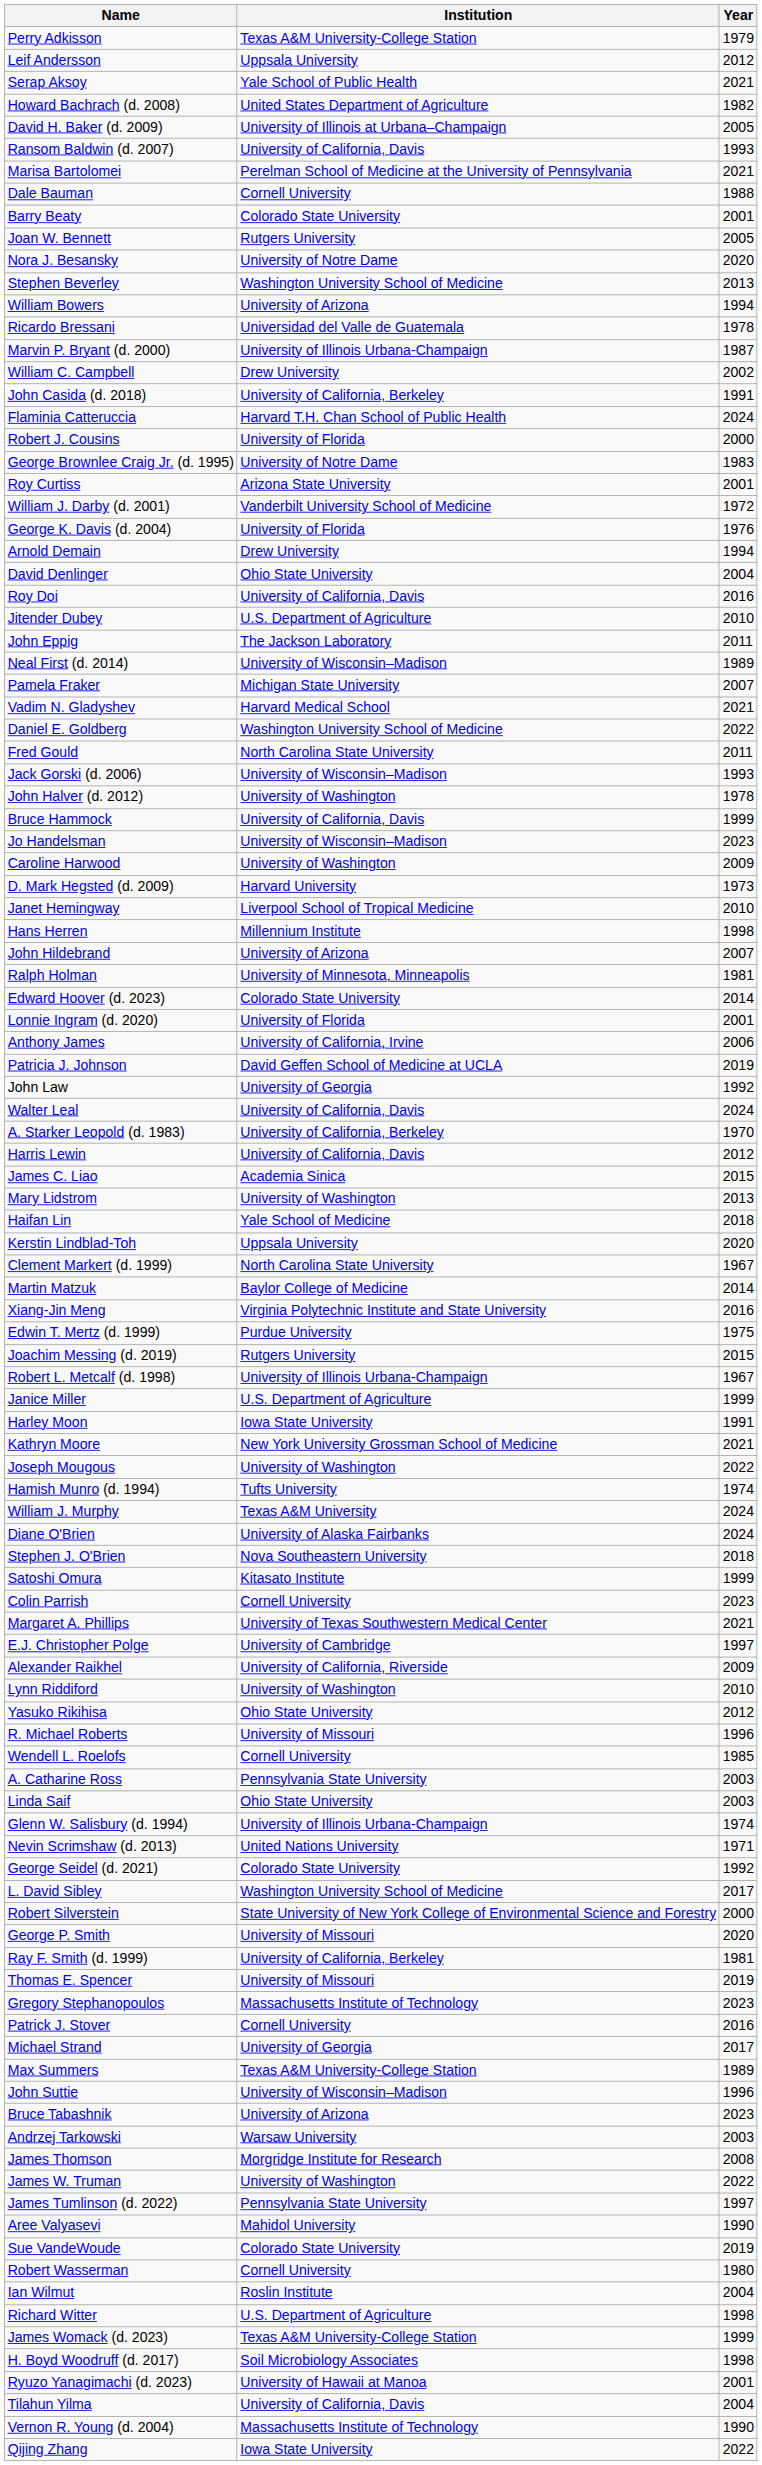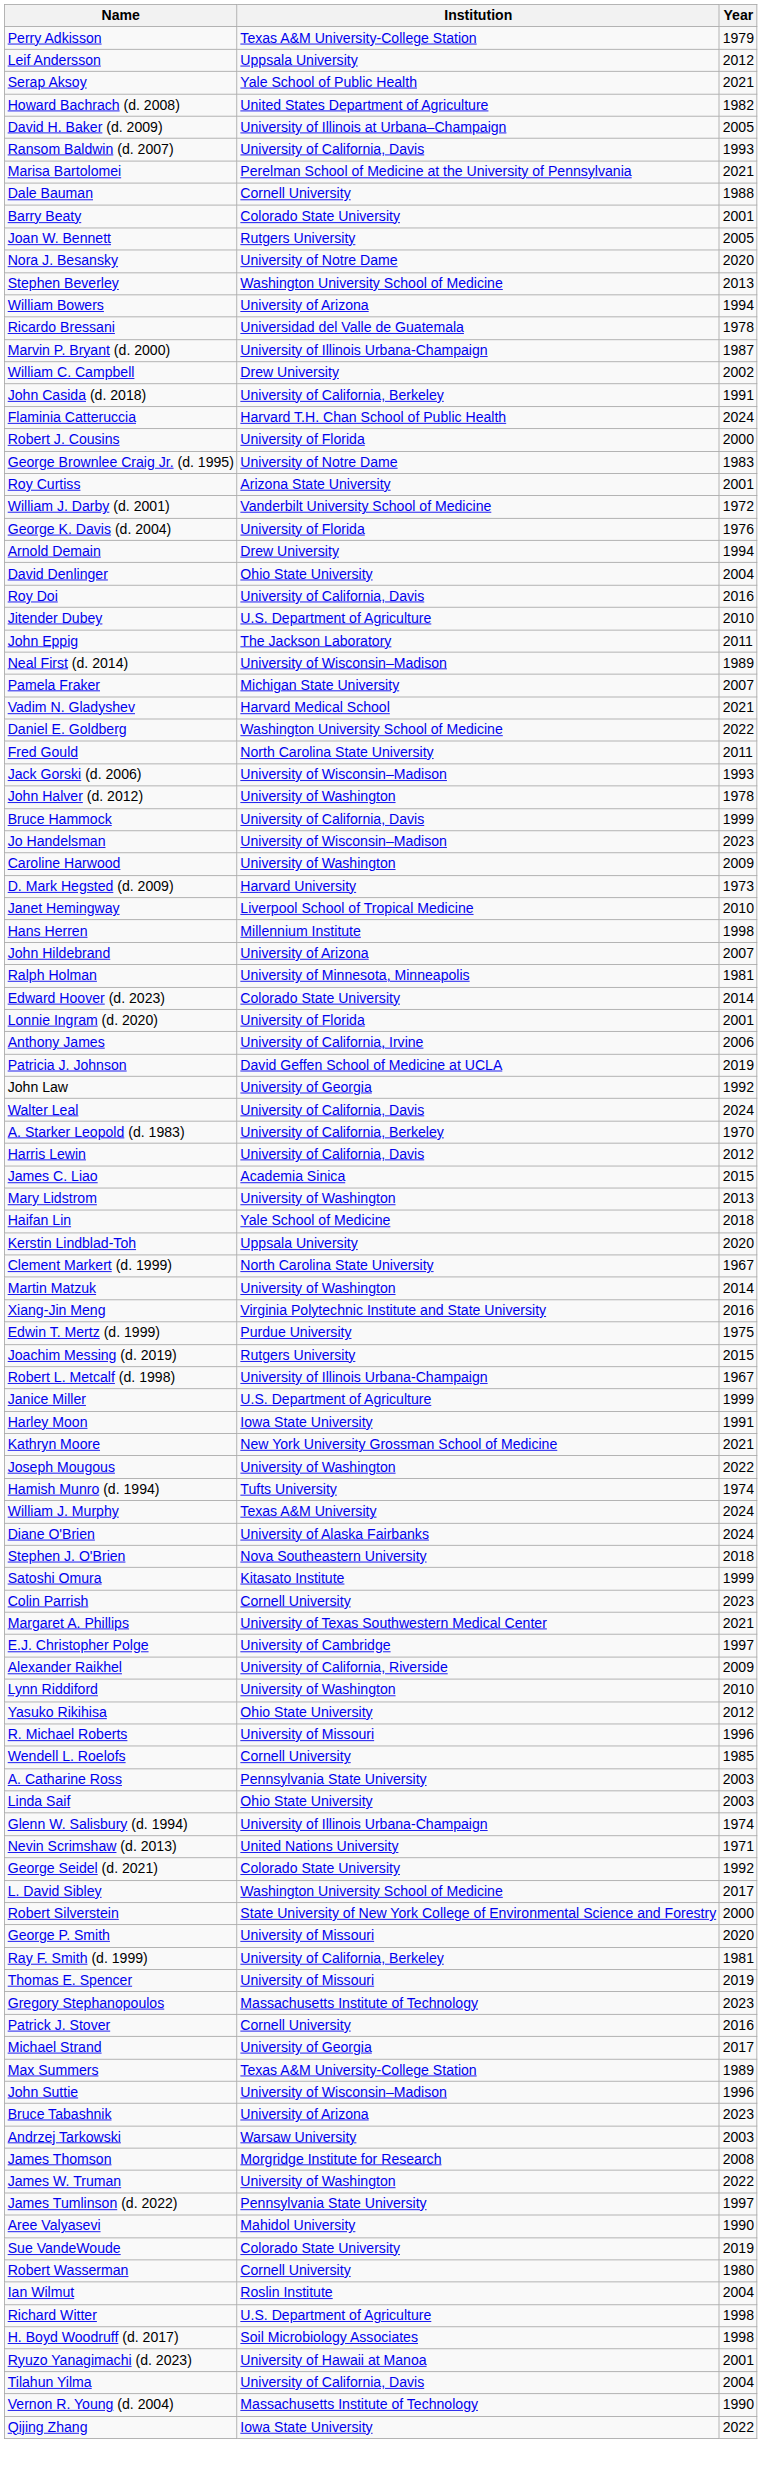(324, 1288) Baylor College of Medicine -> (318, 1288) University of Washington
- row: (88, 2337)
